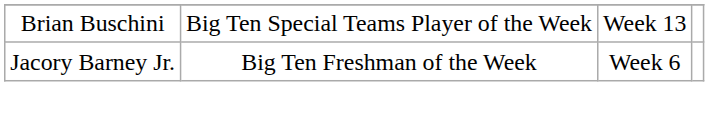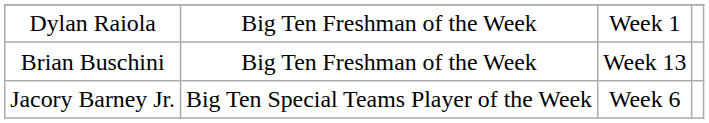+ row: (93, 23)
(389, 23) Big Ten Special Teams Player of the Week -> (389, 61) Big Ten Freshman of the Week
(389, 61) Big Ten Freshman of the Week -> (389, 99) Big Ten Special Teams Player of the Week
